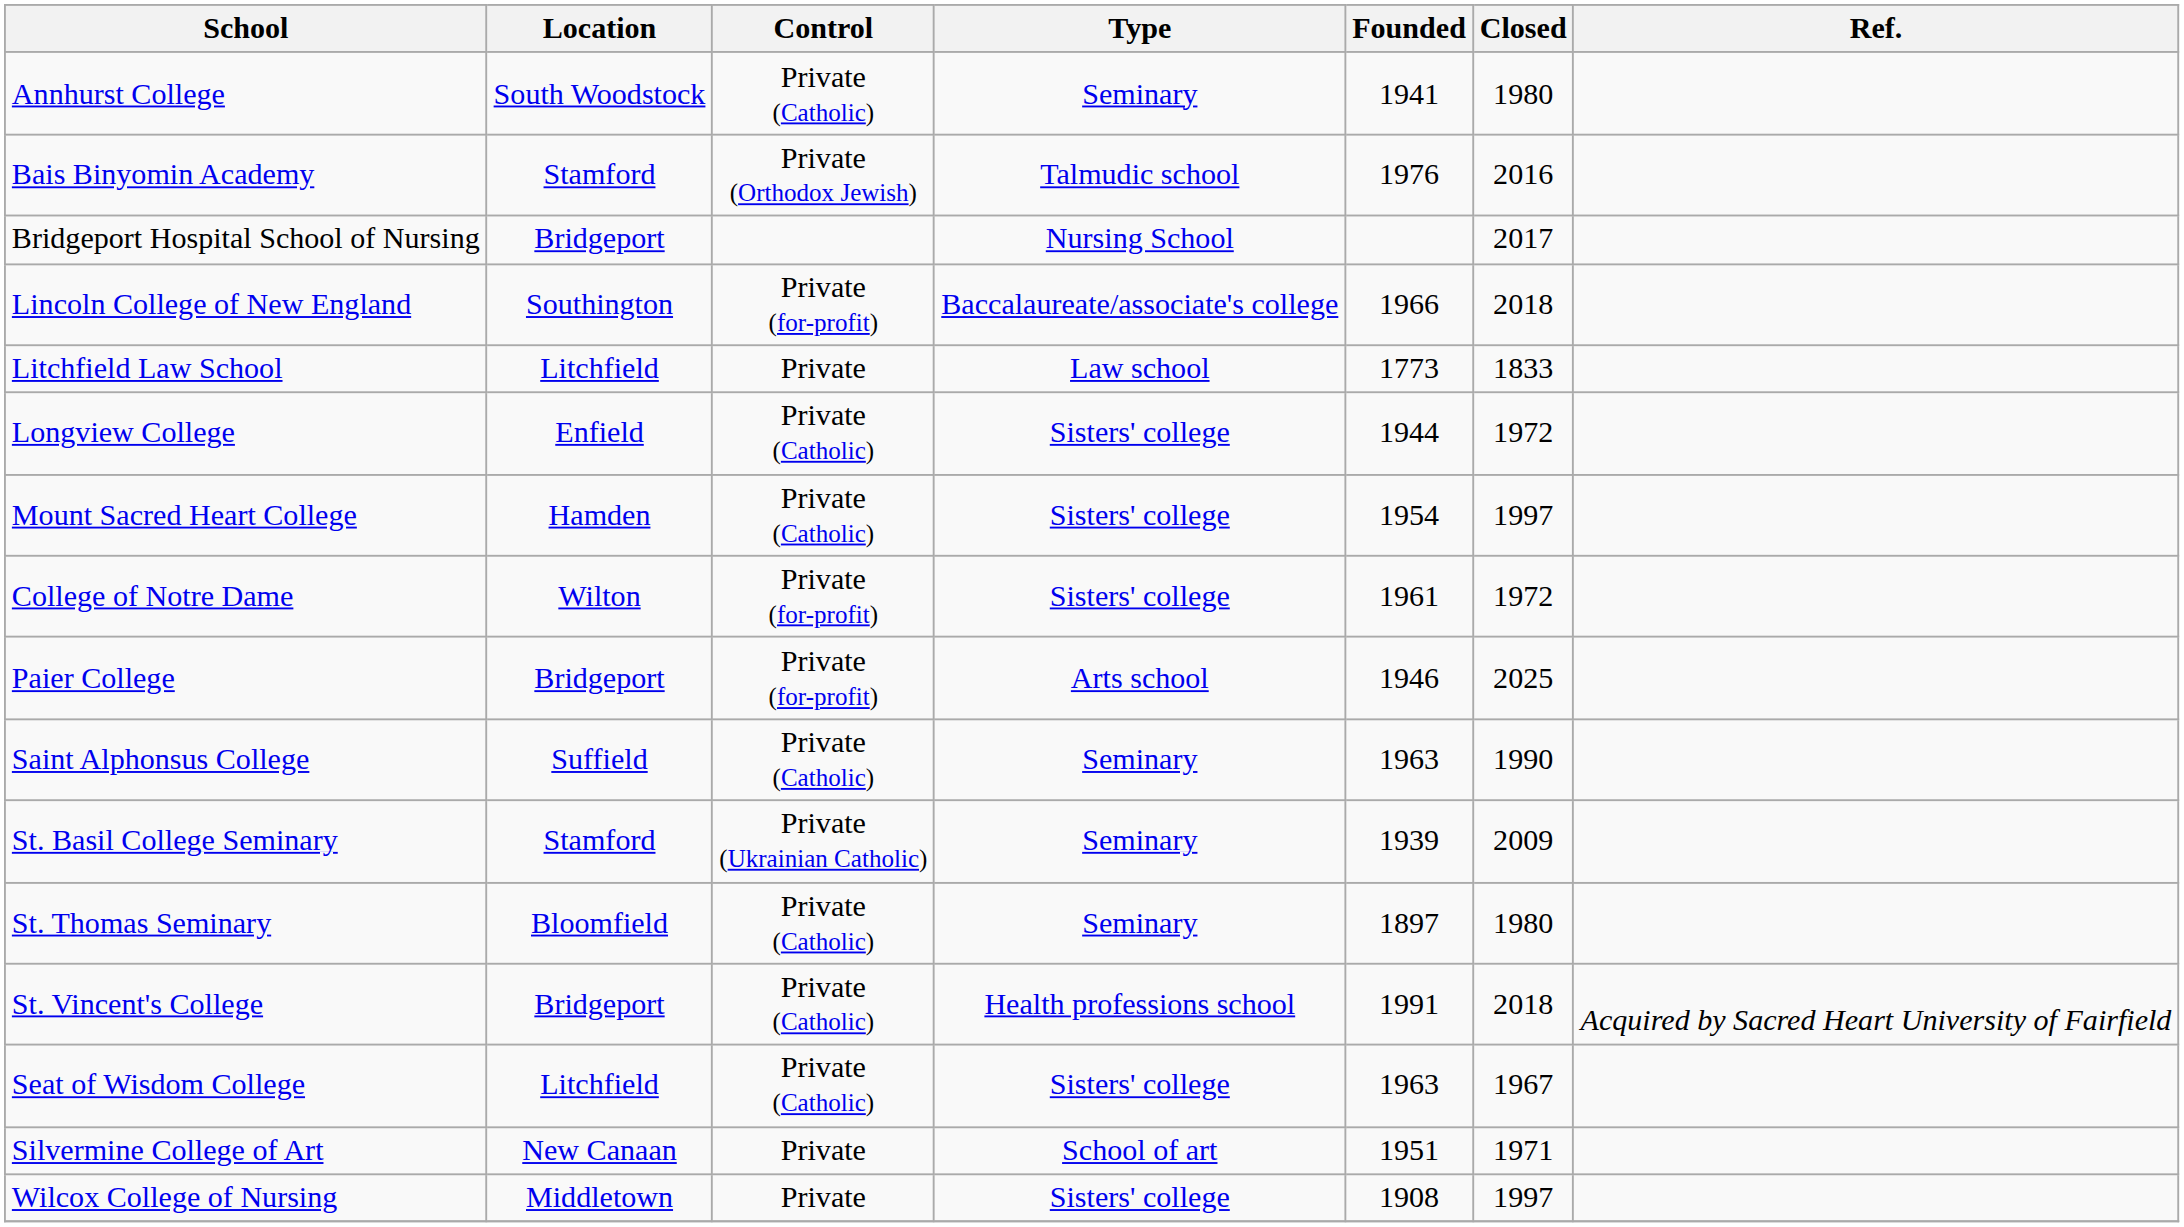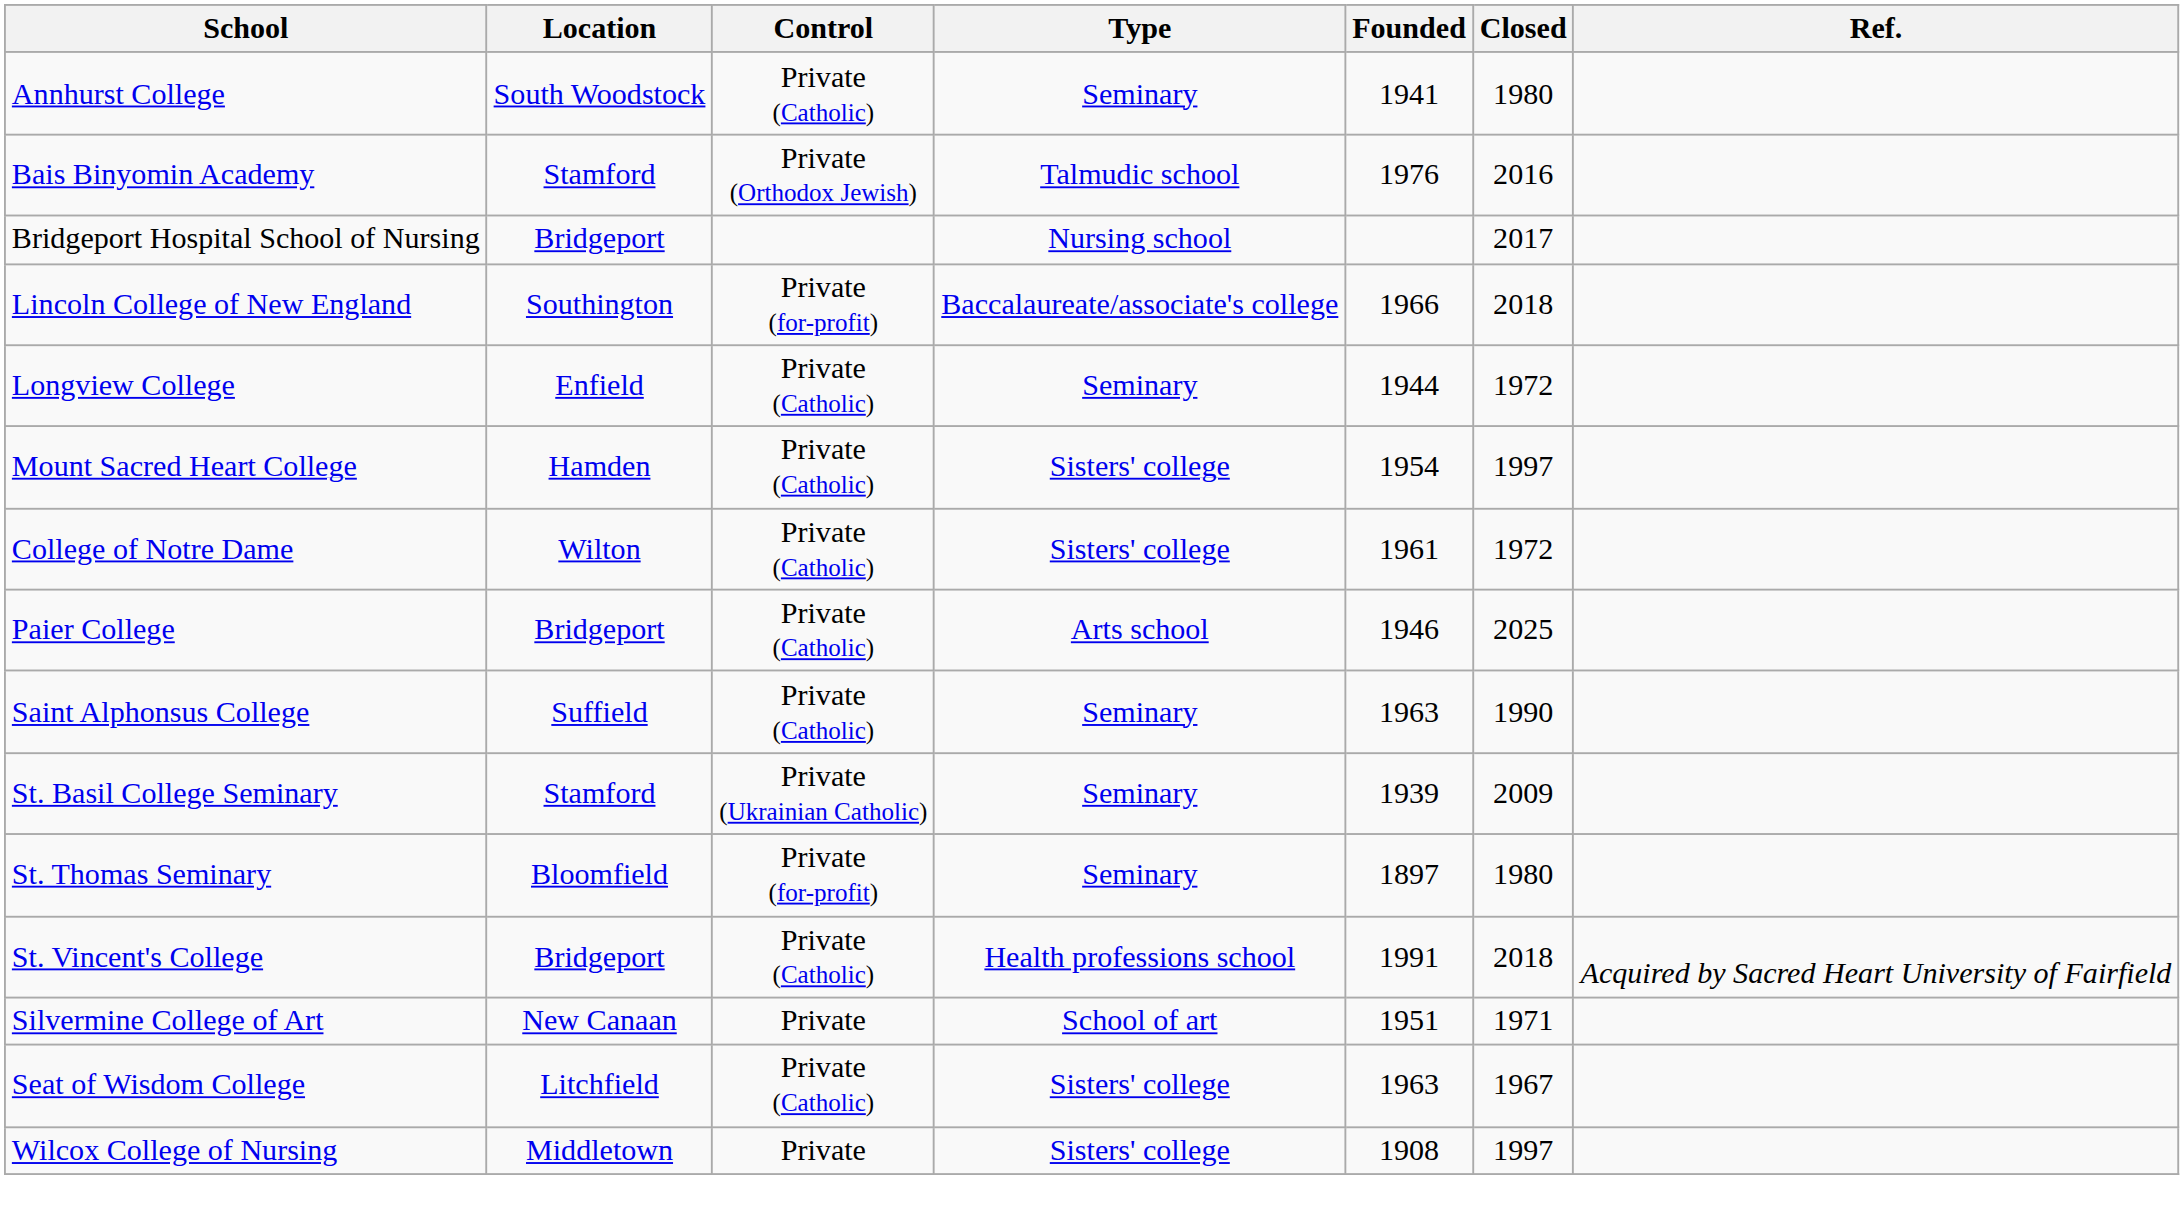(1140, 239) Nursing School -> (1140, 239) Nursing school
- row: (147, 368)
(1140, 433) Sisters' college -> (1140, 385) Seminary
(823, 596) Private (for-profit) -> (823, 548) Private (Catholic)
(823, 677) Private (for-profit) -> (823, 629) Private (Catholic)
(823, 922) Private (Catholic) -> (823, 874) Private (for-profit)
rows swapped: (158, 1085) <-> (168, 1150)
